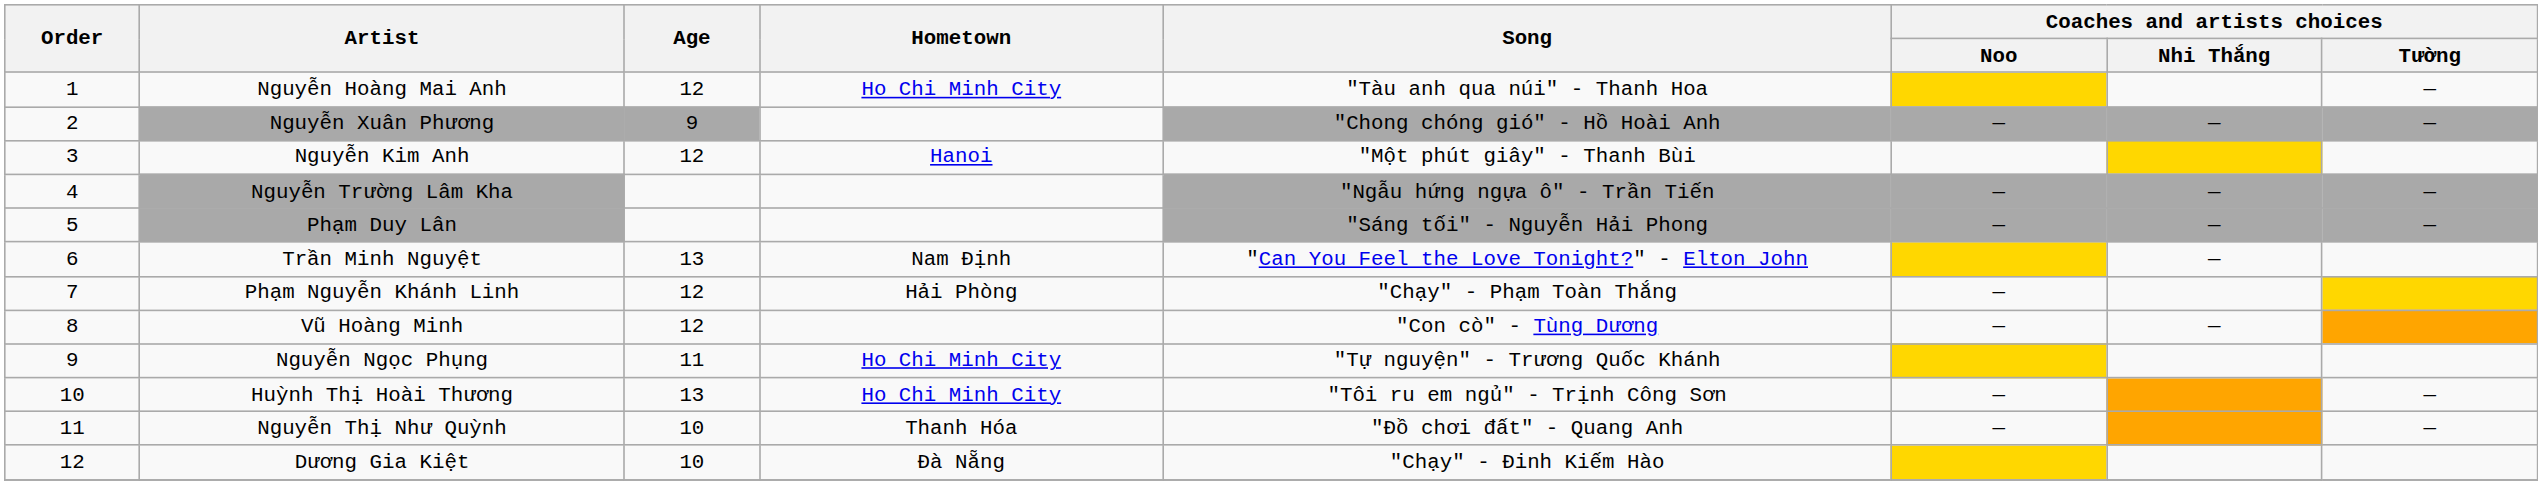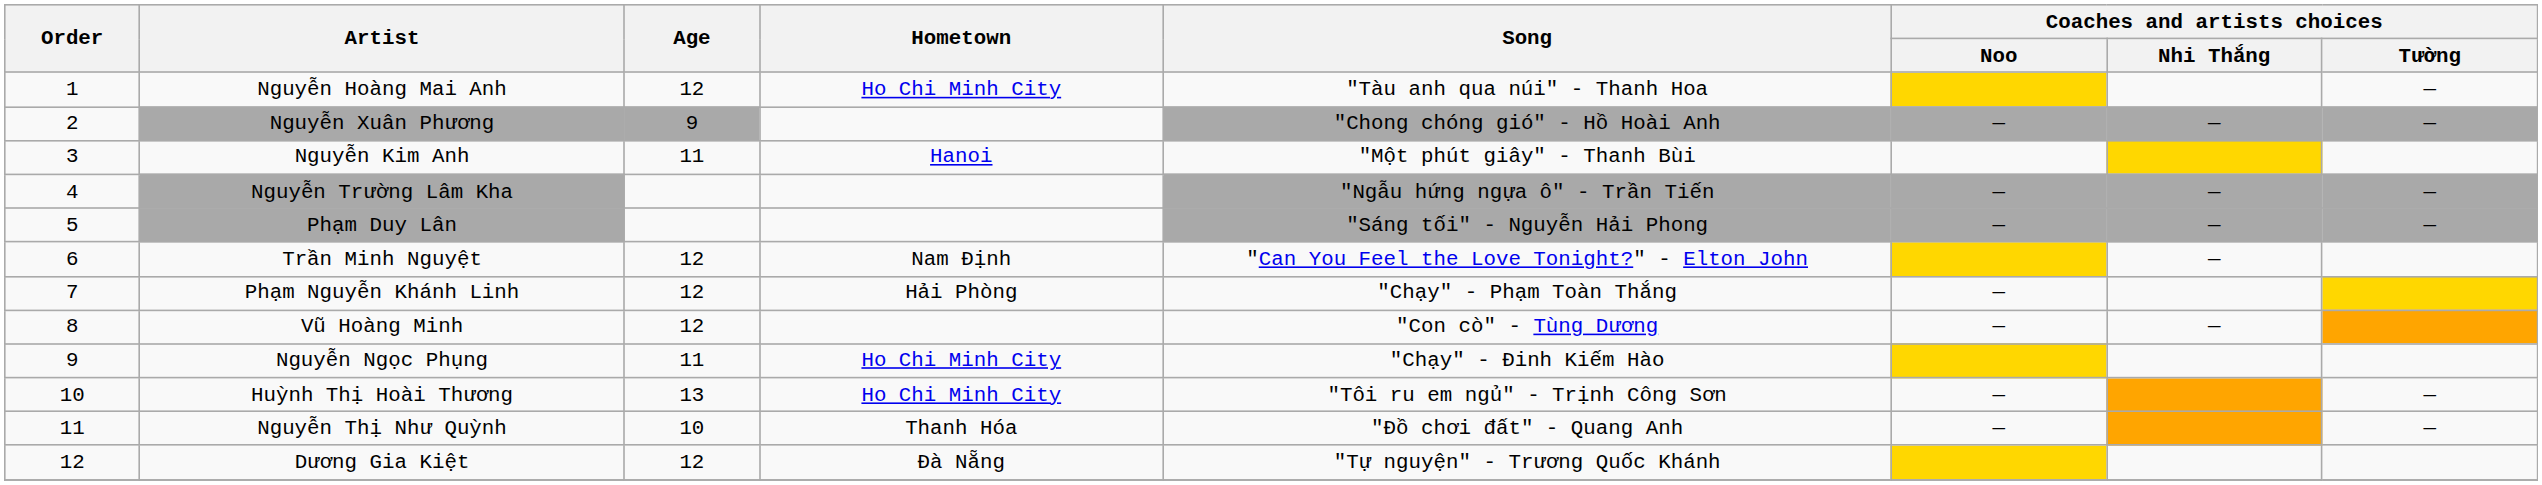(692, 157) 12 -> (692, 157) 11
(692, 259) 13 -> (692, 259) 12
(1527, 361) "Tự nguyện" - Trương Quốc Khánh -> (1527, 361) "Chạy" - Đinh Kiếm Hào
(692, 462) 10 -> (692, 462) 12
(1527, 462) "Chạy" - Đinh Kiếm Hào -> (1527, 462) "Tự nguyện" - Trương Quốc Khánh
